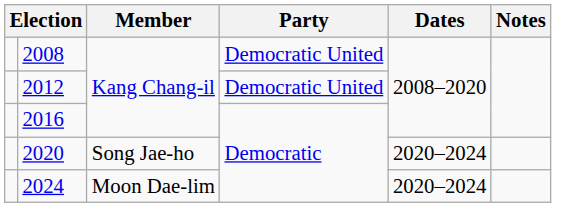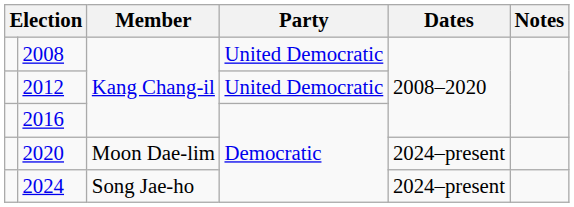(304, 53) Democratic United -> (304, 53) United Democratic
(304, 86) Democratic United -> (304, 86) United Democratic
(143, 152) Song Jae-ho -> (153, 152) Moon Dae-lim
(440, 152) 2020–2024 -> (449, 152) 2024–present
(153, 185) Moon Dae-lim -> (143, 185) Song Jae-ho
(440, 185) 2020–2024 -> (449, 185) 2024–present
